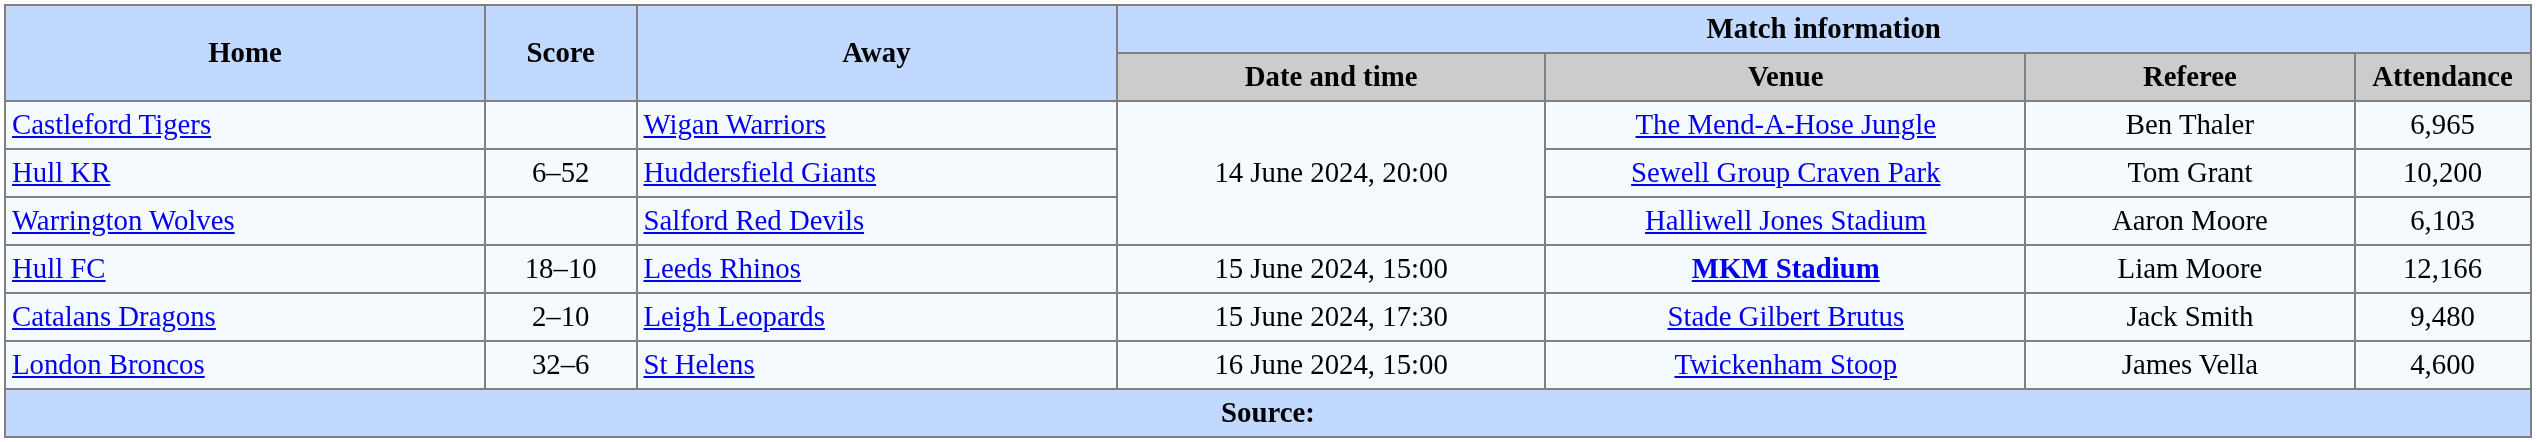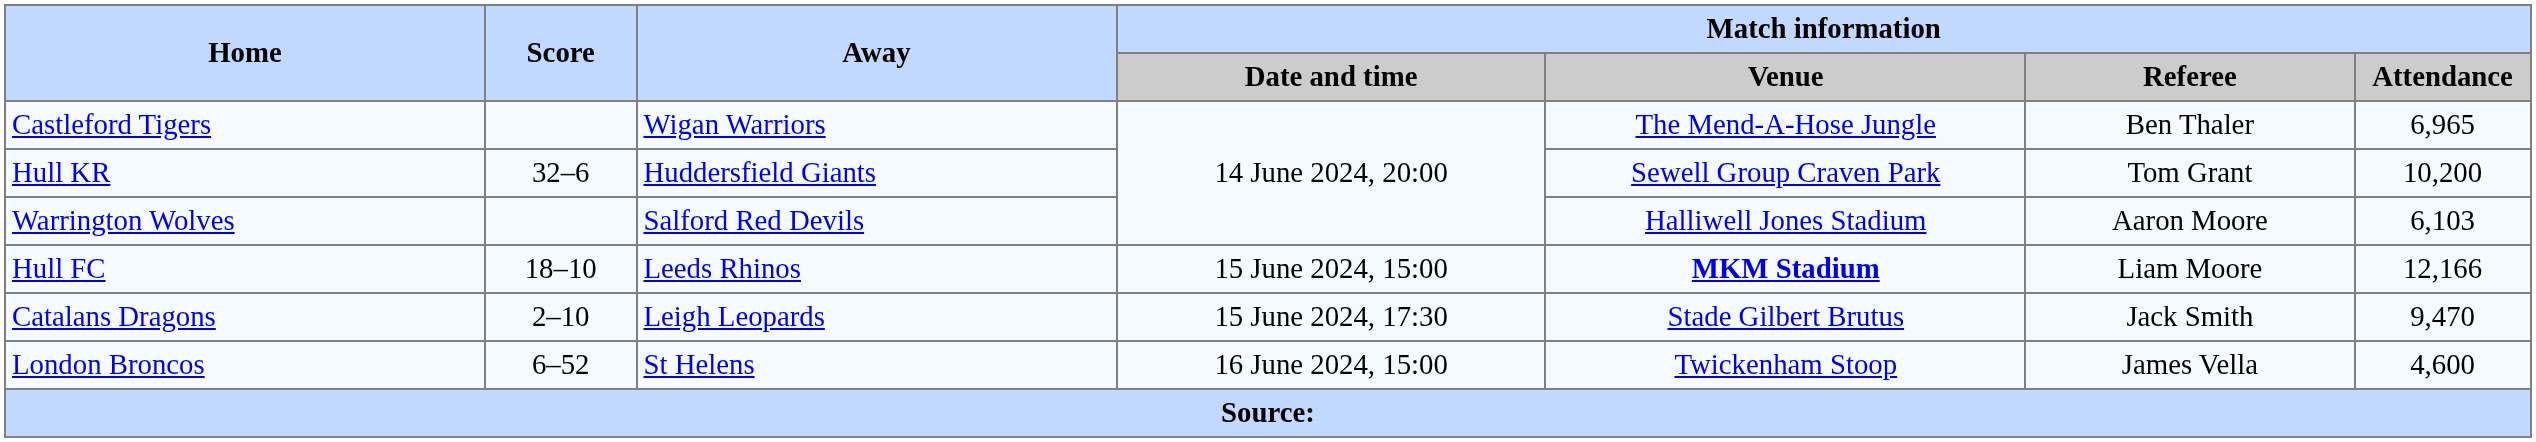(561, 172) 6–52 -> (561, 172) 32–6
(2443, 316) 9,480 -> (2443, 316) 9,470
(561, 364) 32–6 -> (561, 364) 6–52
